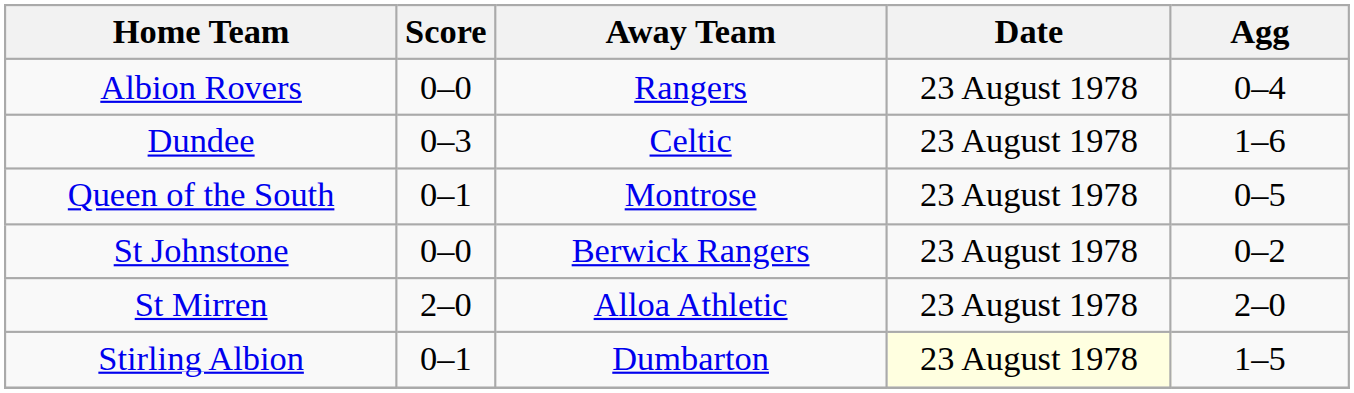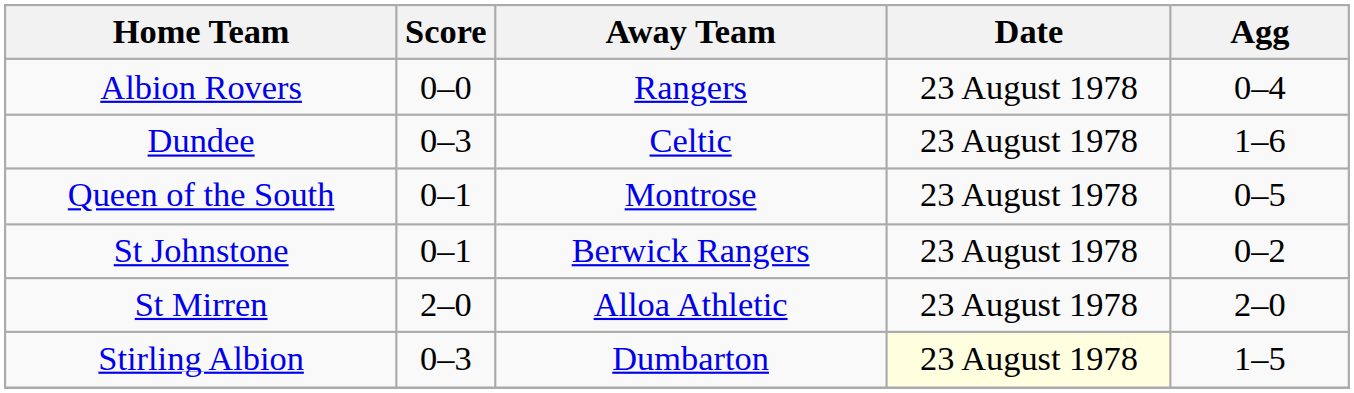(446, 250) 0–0 -> (446, 250) 0–1
(446, 359) 0–1 -> (446, 359) 0–3
